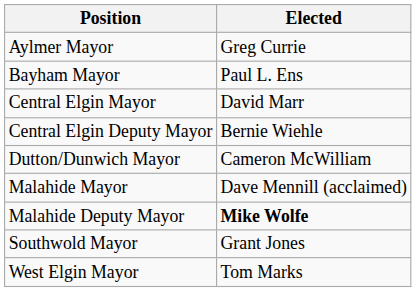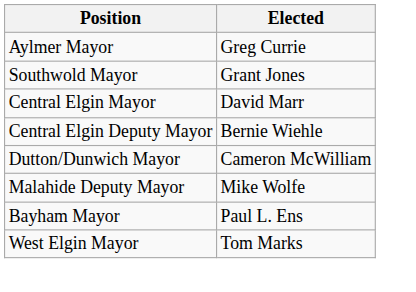rows swapped: (64, 74) <-> (73, 243)
- row: (68, 187)
(265, 215) bold -> (263, 187) normal
